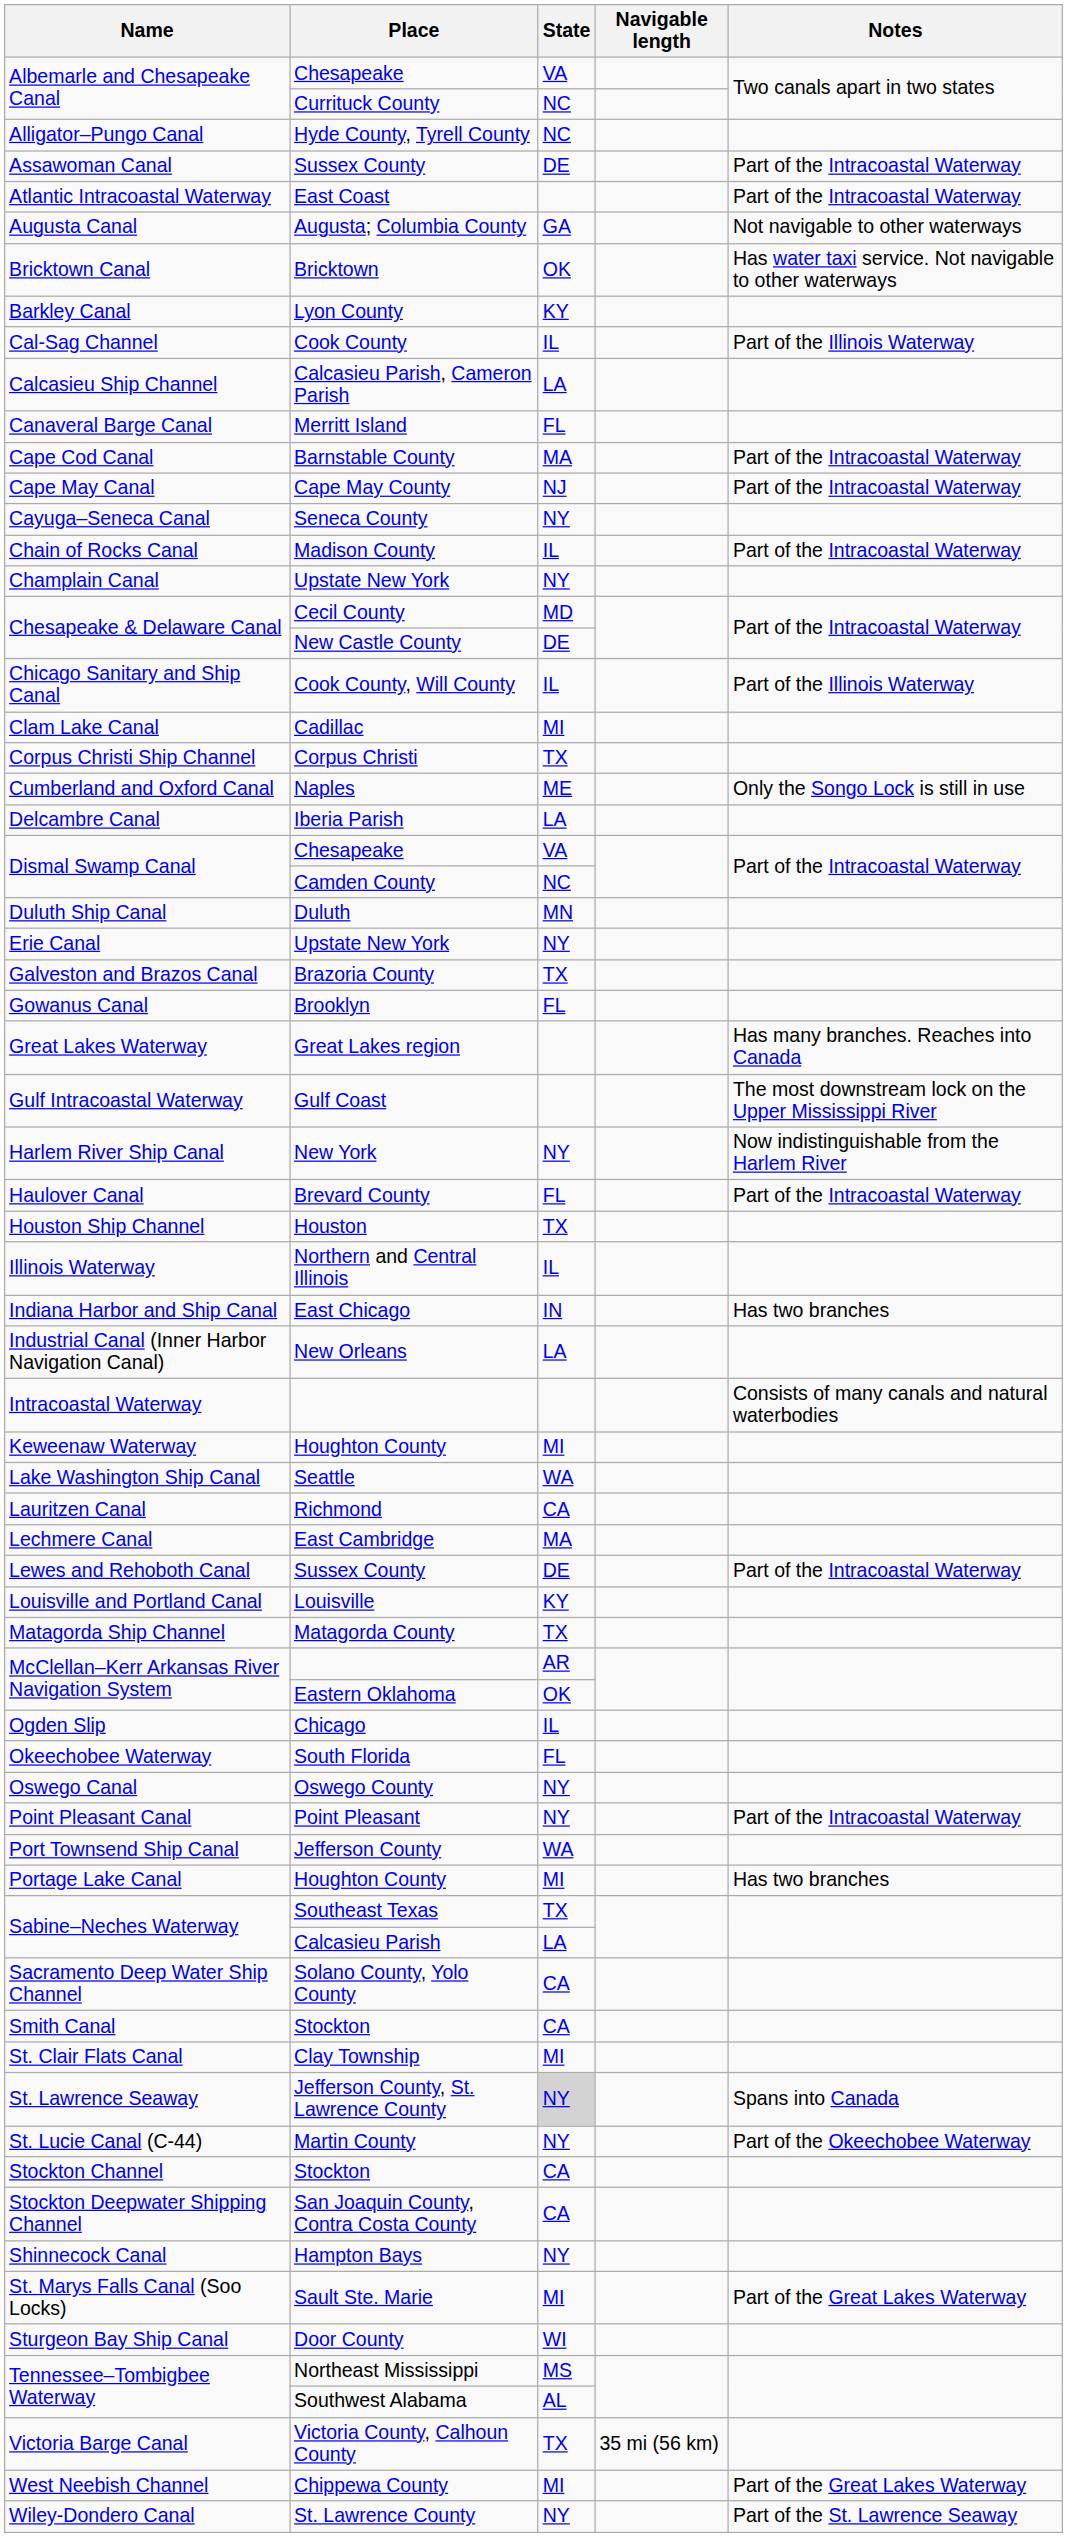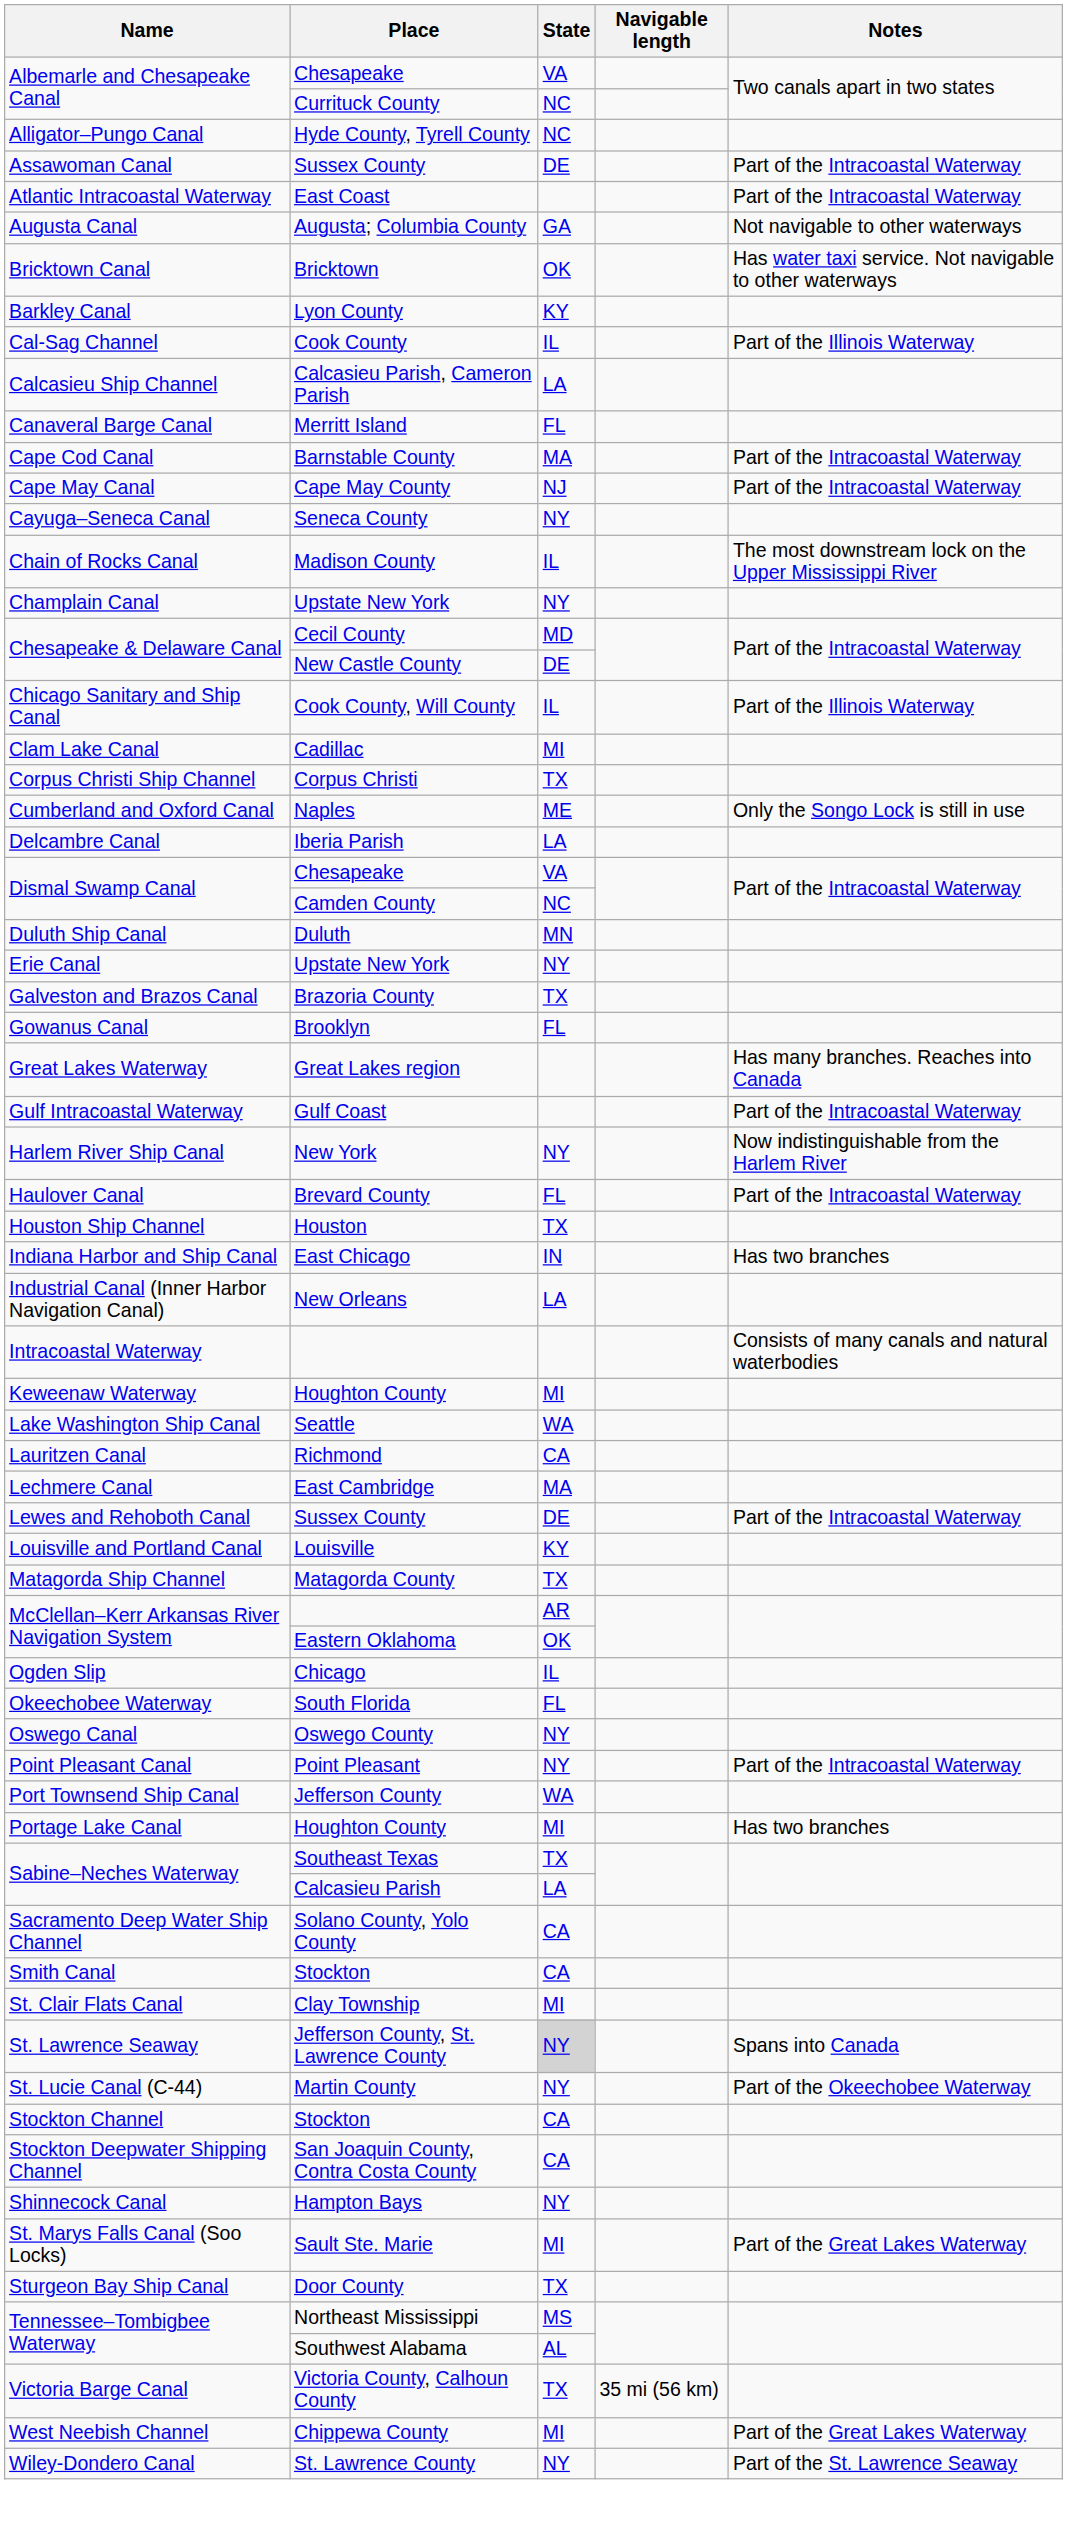(877, 550) Part of the Intracoastal Waterway -> (879, 561) The most downstream lock on the Upper Mississippi River
(879, 1100) The most downstream lock on the Upper Mississippi River -> (877, 1111) Part of the Intracoastal Waterway
- row: (82, 1268)
(555, 2339) WI -> (555, 2286) TX
